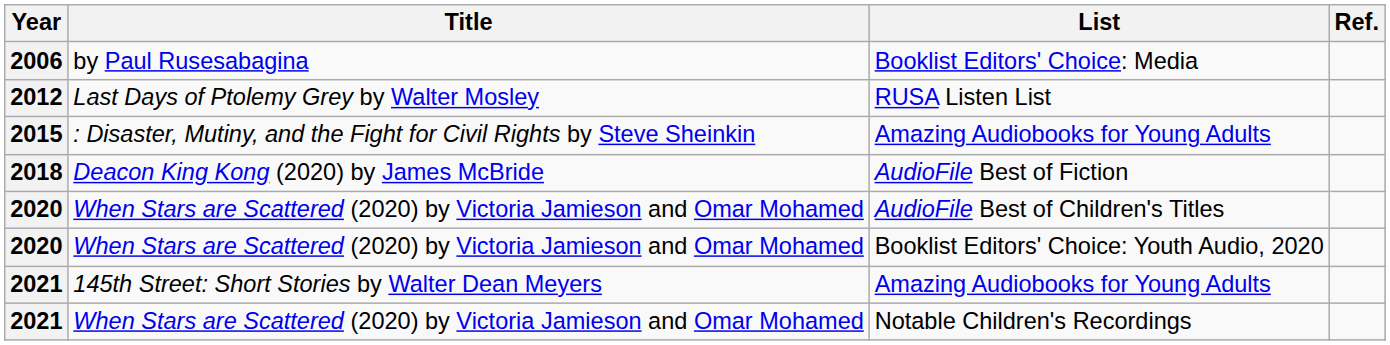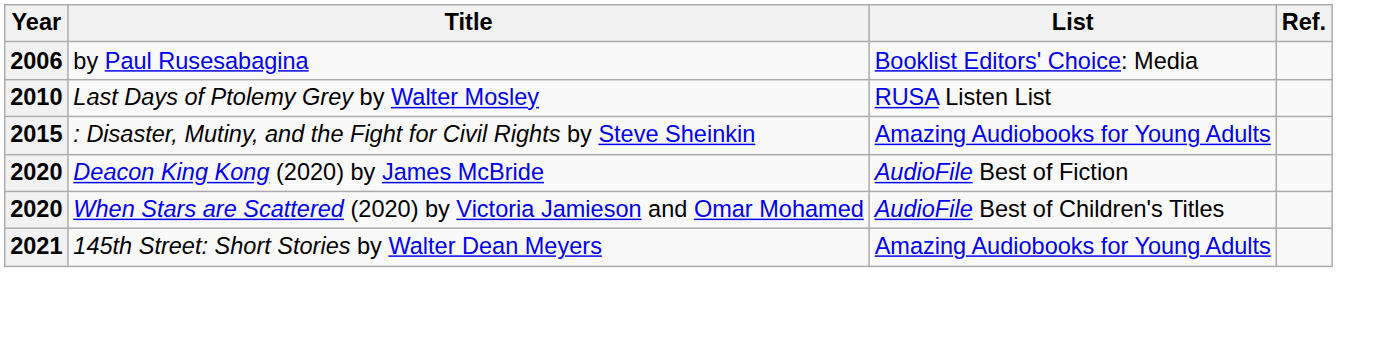(36, 97) 2012 -> (36, 97) 2010
(36, 172) 2018 -> (36, 172) 2020
- row: (469, 246)
- row: (469, 321)
